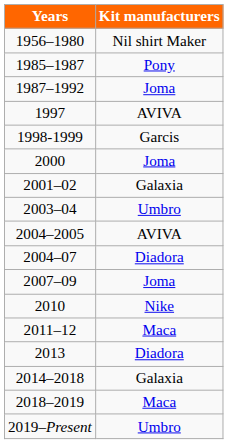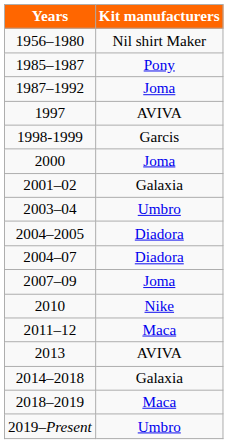(159, 233) AVIVA -> (159, 233) Diadora
(159, 354) Diadora -> (159, 354) AVIVA
